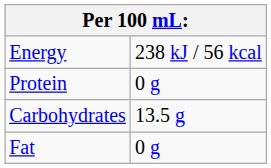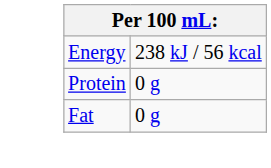- row: (68, 115)
